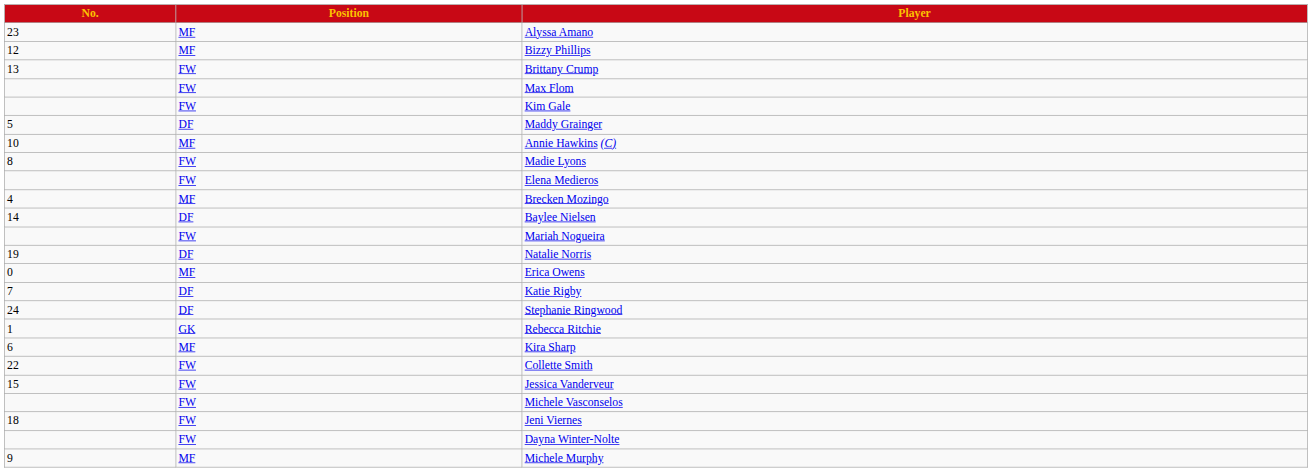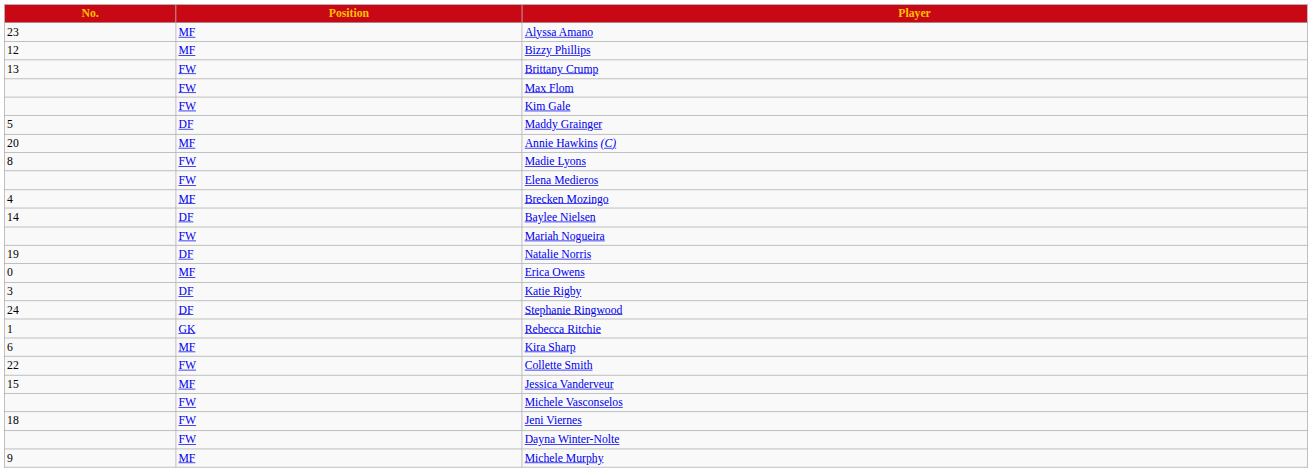(13, 143) 10 -> (13, 143) 20
(10, 291) 7 -> (10, 291) 3
(187, 384) FW -> (187, 384) MF
